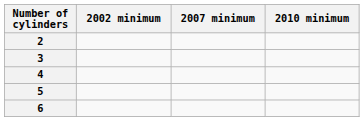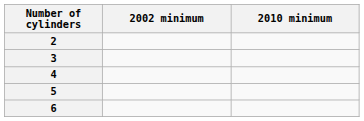- column: (218, 19)
